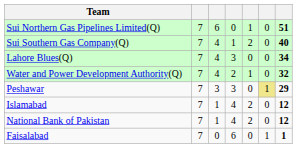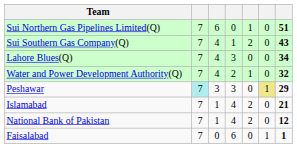(284, 43) 40 -> (284, 43) 43
(200, 89) no background -> (200, 89) paleturquoise background
(284, 105) 12 -> (284, 105) 21
